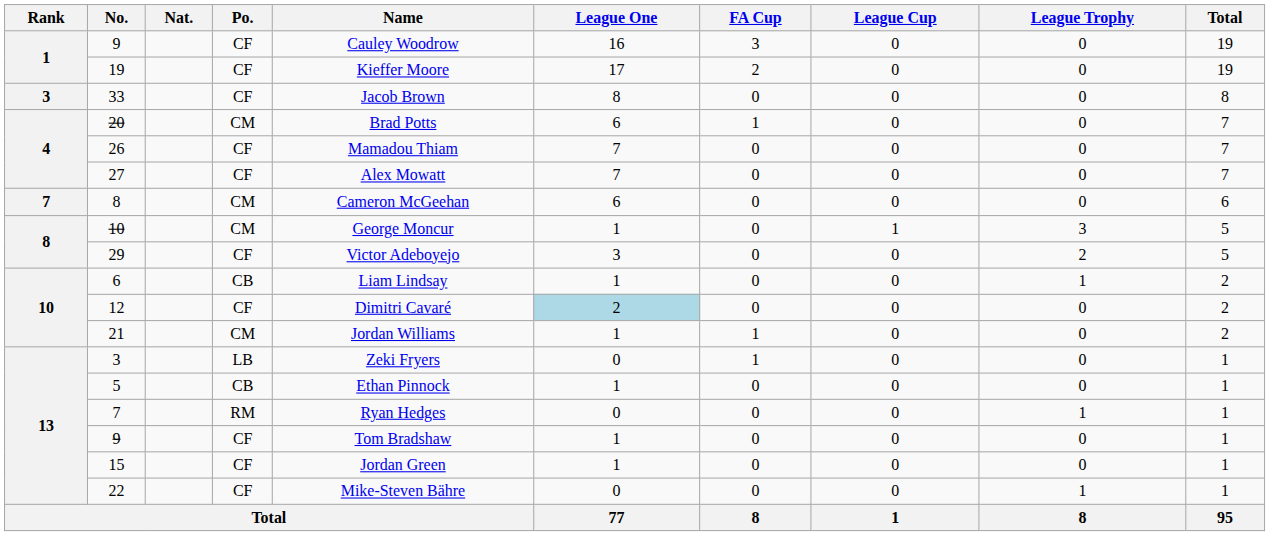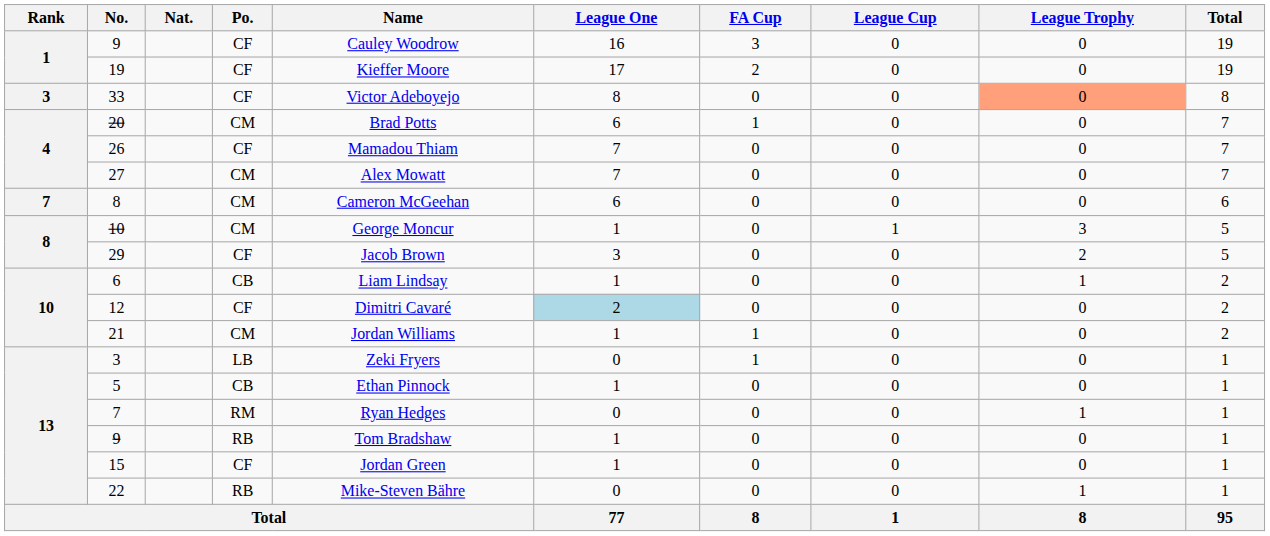(403, 96) Jacob Brown -> (403, 96) Victor Adeboyejo
(1082, 96) no background -> (1082, 96) lightsalmon background
(243, 175) CF -> (243, 175) CM
(403, 254) Victor Adeboyejo -> (403, 254) Jacob Brown
(243, 438) CF -> (243, 438) RB
(243, 491) CF -> (243, 491) RB
